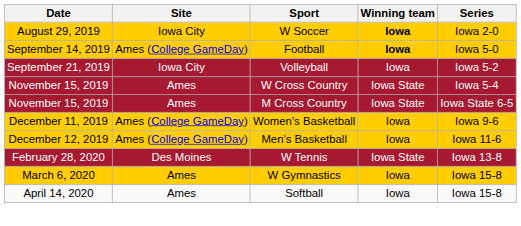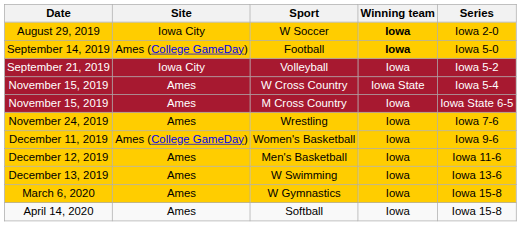(398, 103) Iowa State -> (398, 103) Iowa
+ row: (304, 121)
(181, 139) Ames (College GameDay) -> (181, 157) Ames
+ row: (304, 175)
- row: (304, 157)
